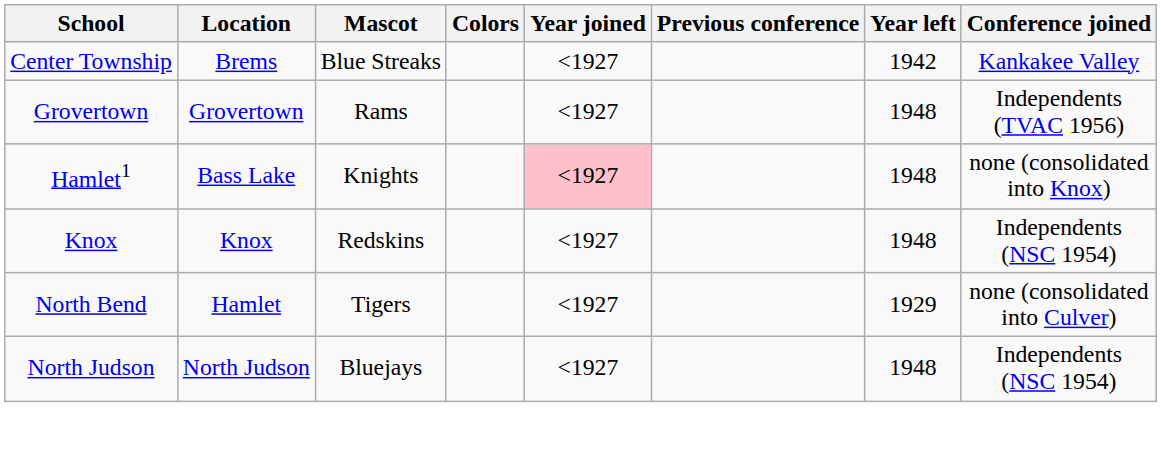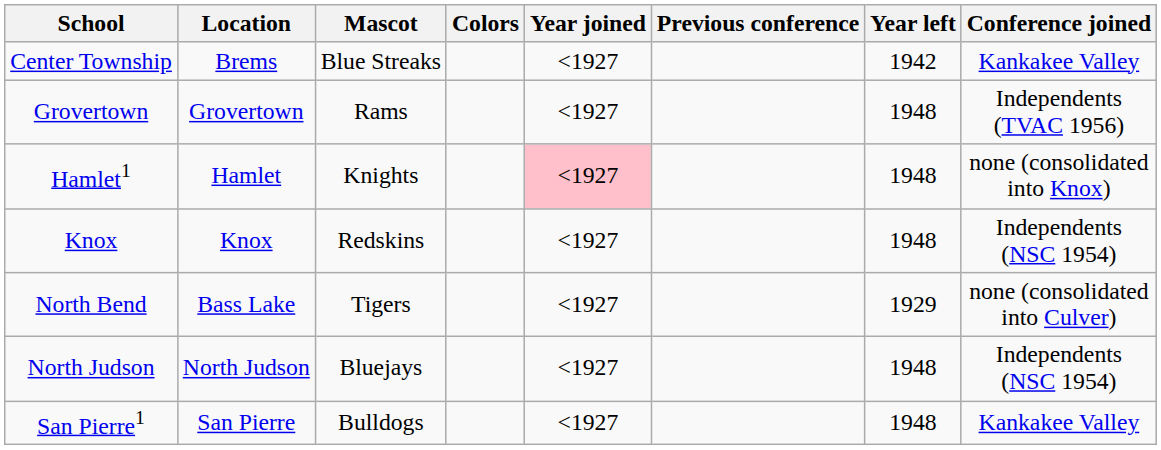(246, 175) Bass Lake -> (246, 175) Hamlet
(246, 304) Hamlet -> (246, 304) Bass Lake
+ row: (91, 422)
